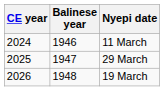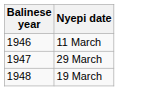- column: (27, 19)
